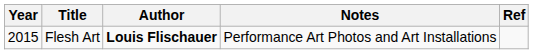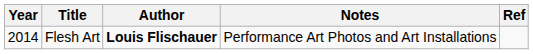(23, 37) 2015 -> (23, 37) 2014
